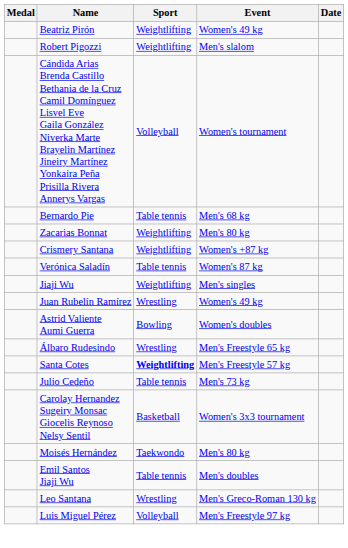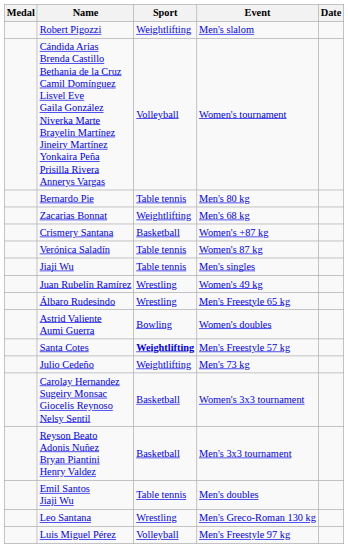- row: (67, 30)
(224, 216) Men's 68 kg -> (224, 198) Men's 80 kg
(224, 233) Men's 80 kg -> (224, 216) Men's 68 kg
(164, 250) Weightlifting -> (158, 233) Basketball
(164, 284) Weightlifting -> (161, 267) Table tennis
rows swapped: (77, 347) <-> (71, 324)
(161, 381) Table tennis -> (164, 364) Weightlifting
+ row: (70, 453)
- row: (78, 452)
